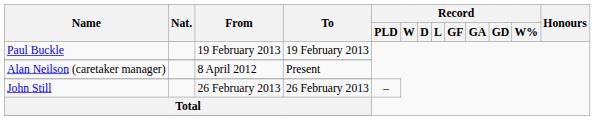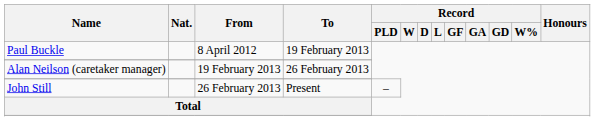(239, 50) 19 February 2013 -> (227, 50) 8 April 2012
(227, 69) 8 April 2012 -> (239, 69) 19 February 2013
(303, 69) Present -> (327, 69) 26 February 2013
(327, 87) 26 February 2013 -> (303, 87) Present
